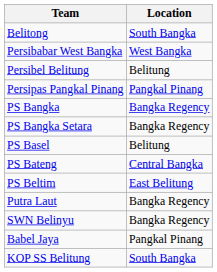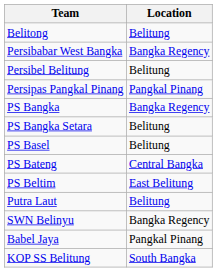(162, 32) South Bangka -> (149, 32) Belitung
(160, 51) West Bangka -> (169, 51) Bangka Regency
(169, 126) Bangka Regency -> (149, 126) Belitung
(169, 201) Bangka Regency -> (149, 201) Belitung
